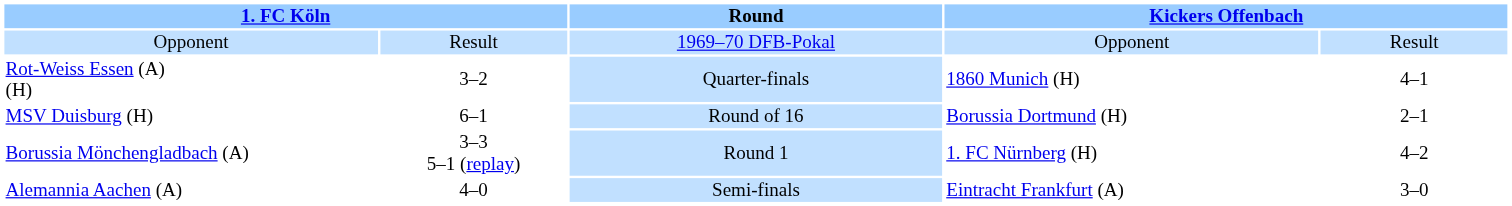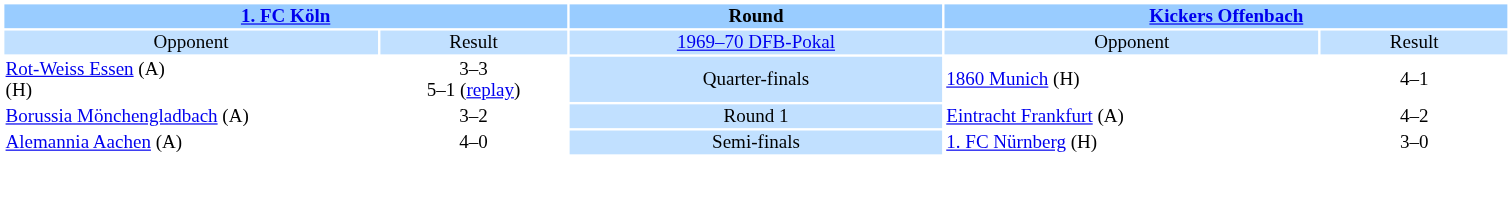(474, 79) 3–2 -> (474, 79) 3–3 5–1 (replay)
- row: (79, 116)
(474, 153) 3–3 5–1 (replay) -> (474, 116) 3–2
(1022, 153) 1. FC Nürnberg (H) -> (1035, 116) Eintracht Frankfurt (A)
(1035, 189) Eintracht Frankfurt (A) -> (1022, 142) 1. FC Nürnberg (H)
